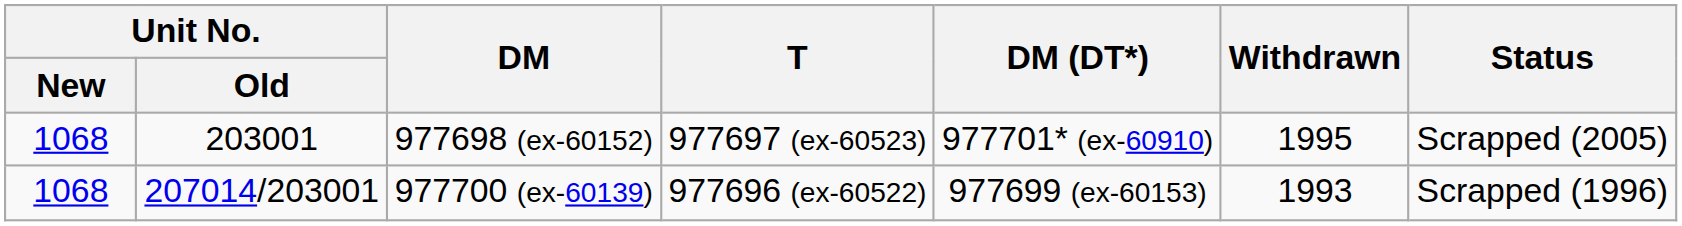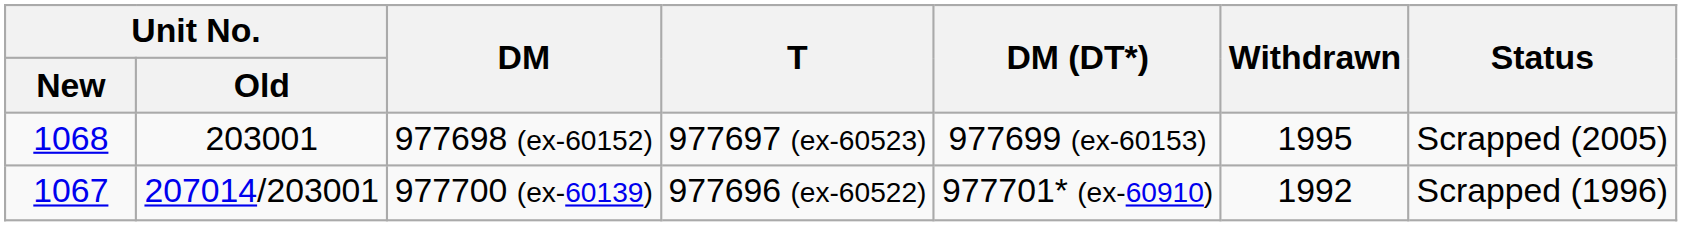(1078, 138) 977701* (ex-60910) -> (1078, 138) 977699 (ex-60153)
(71, 191) 1068 -> (71, 191) 1067
(1078, 191) 977699 (ex-60153) -> (1078, 191) 977701* (ex-60910)
(1315, 191) 1993 -> (1315, 191) 1992
